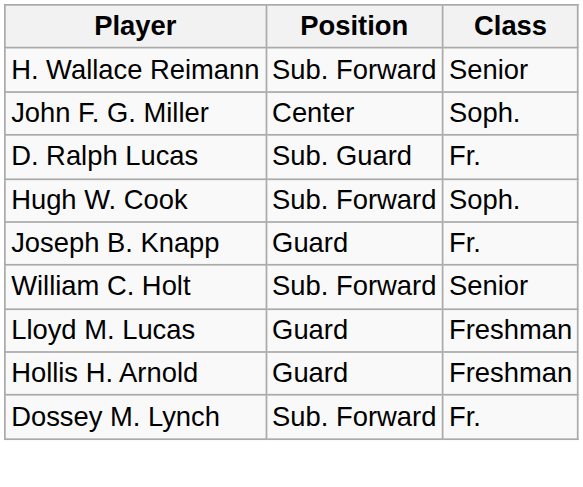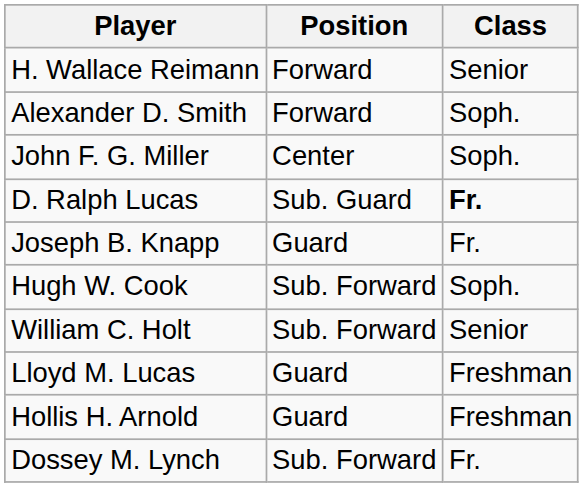(354, 69) Sub. Forward -> (322, 69) Forward
+ row: (129, 112)
(465, 156) normal -> (466, 199) bold
rows swapped: (115, 243) <-> (99, 199)
